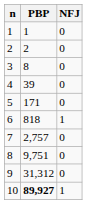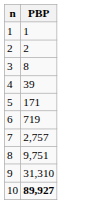- column: (70, 13)
(32, 119) 818 -> (32, 119) 719
(39, 173) 31,312 -> (39, 173) 31,310
